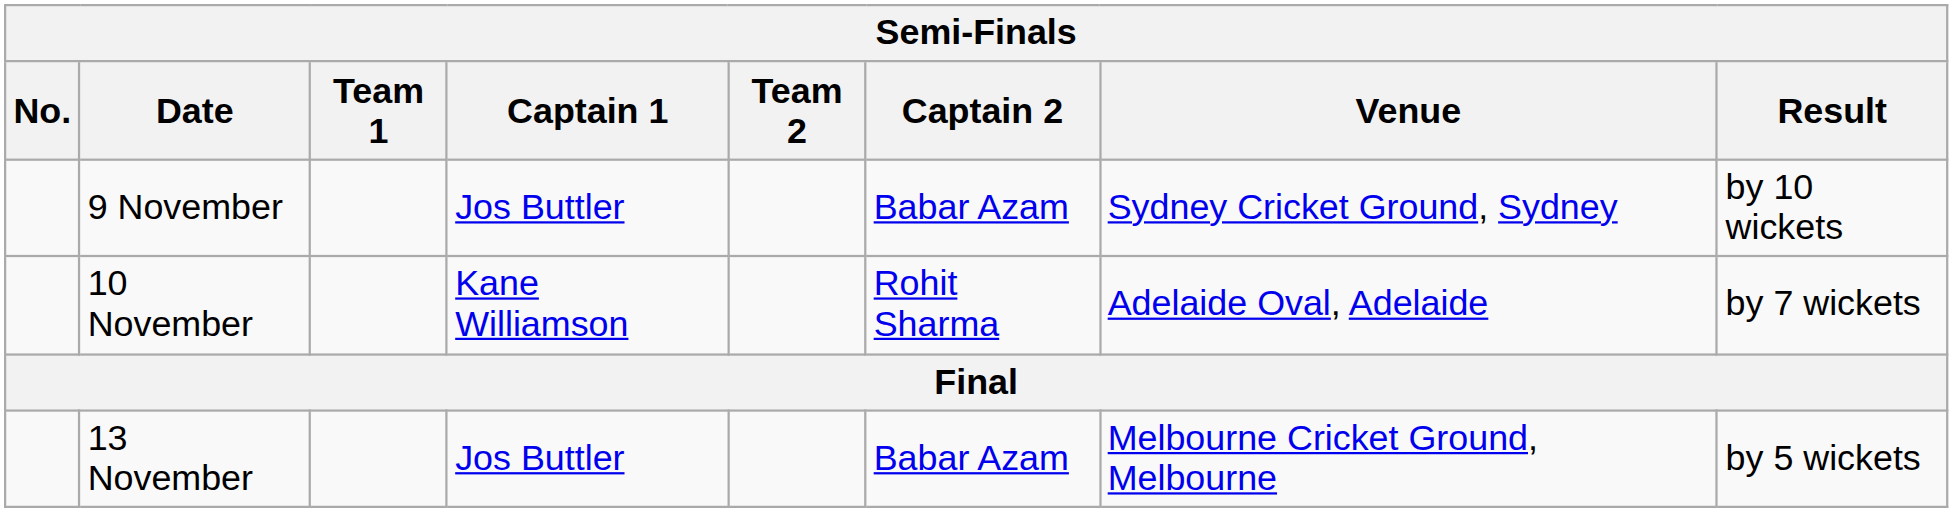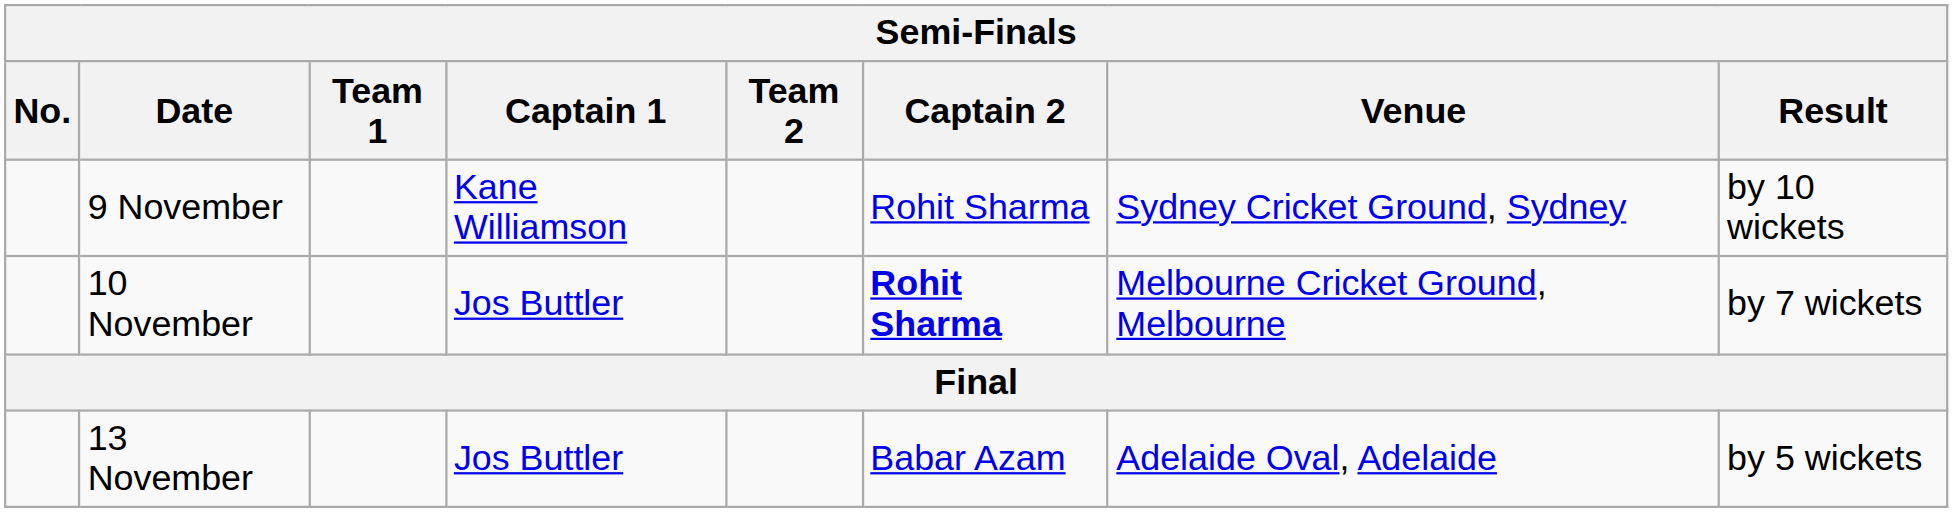(540, 207) Jos Buttler -> (541, 207) Kane Williamson
(971, 207) Babar Azam -> (980, 207) Rohit Sharma
(542, 304) Kane Williamson -> (539, 304) Jos Buttler
(936, 304) normal -> (936, 304) bold
(1298, 304) Adelaide Oval, Adelaide -> (1331, 304) Melbourne Cricket Ground, Melbourne
(1323, 458) Melbourne Cricket Ground, Melbourne -> (1307, 458) Adelaide Oval, Adelaide
